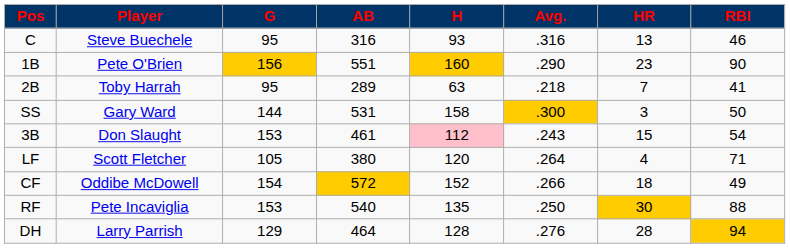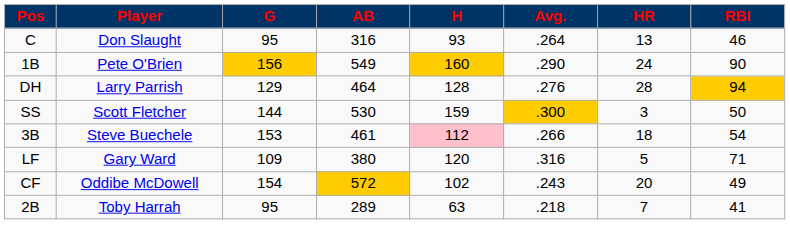(140, 40) Steve Buechele -> (140, 40) Don Slaught
(550, 40) .316 -> (550, 40) .264
(363, 64) 551 -> (363, 64) 549
(644, 64) 23 -> (644, 64) 24
rows swapped: (30, 87) <-> (30, 231)
(140, 111) Gary Ward -> (140, 111) Scott Fletcher
(363, 111) 531 -> (363, 111) 530
(457, 111) 158 -> (457, 111) 159
(140, 135) Don Slaught -> (140, 135) Steve Buechele
(550, 135) .243 -> (550, 135) .266
(644, 135) 15 -> (644, 135) 18
(140, 159) Scott Fletcher -> (140, 159) Gary Ward
(270, 159) 105 -> (270, 159) 109
(550, 159) .264 -> (550, 159) .316
(644, 159) 4 -> (644, 159) 5
(457, 183) 152 -> (457, 183) 102
(550, 183) .266 -> (550, 183) .243
(644, 183) 18 -> (644, 183) 20
- row: (30, 207)
